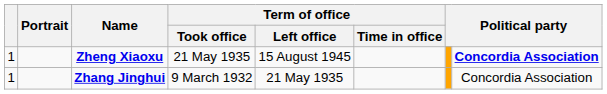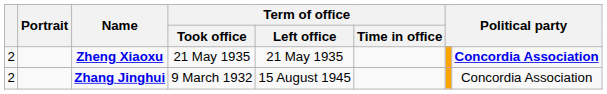(11, 57) 1 -> (11, 57) 2
(305, 57) 15 August 1945 -> (305, 57) 21 May 1935
(11, 78) 1 -> (11, 78) 2
(305, 78) 21 May 1935 -> (305, 78) 15 August 1945
